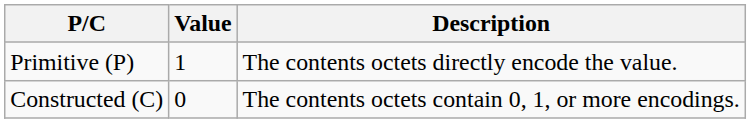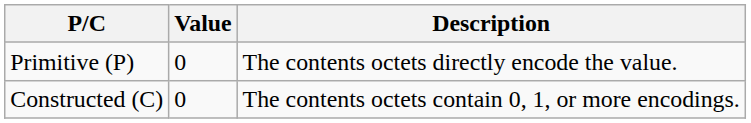(180, 61) 1 -> (180, 61) 0
